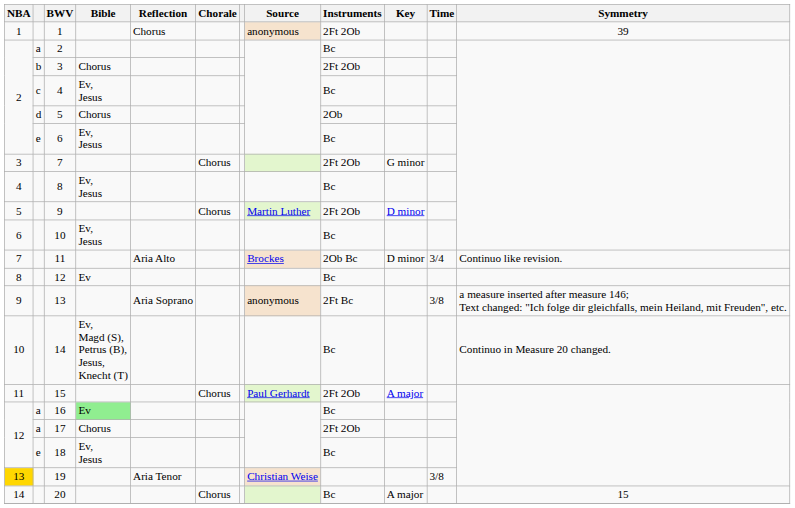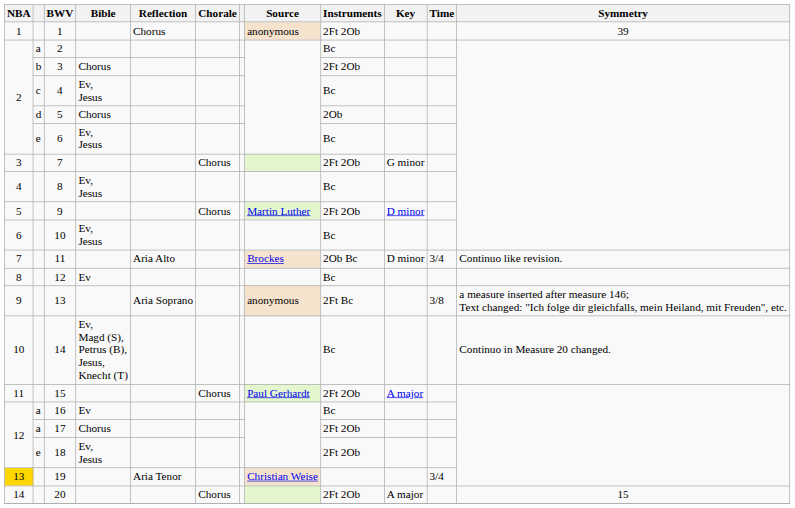(85, 410) lightgreen background -> (85, 410) no background
(329, 452) Bc -> (342, 452) 2Ft 2Ob
(437, 476) 3/8 -> (437, 476) 3/4
(329, 494) Bc -> (342, 494) 2Ft 2Ob
